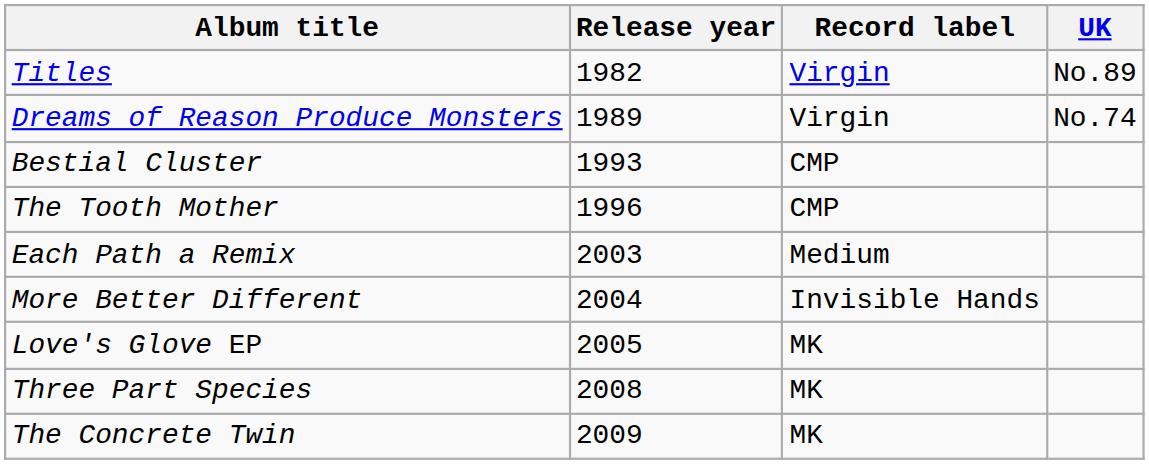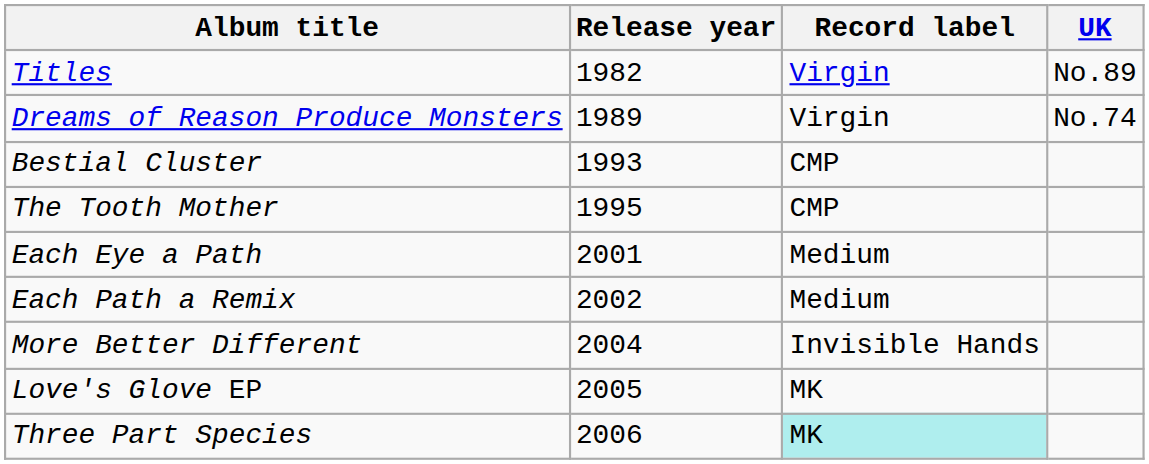(609, 209) 1996 -> (609, 209) 1995
+ row: (137, 254)
(609, 254) 2003 -> (609, 300) 2002
(609, 390) 2008 -> (609, 436) 2006
(806, 390) no background -> (806, 436) paleturquoise background
- row: (154, 436)
